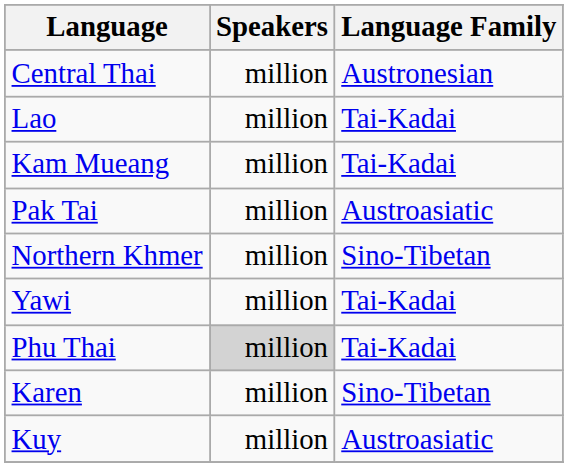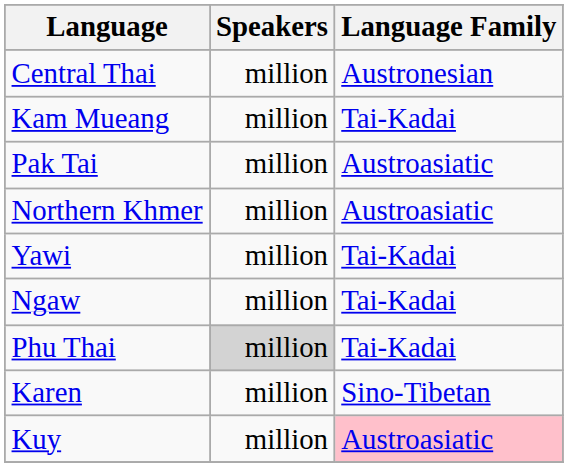- row: (34, 118)
(416, 255) Sino-Tibetan -> (417, 210) Austroasiatic
+ row: (46, 301)
(417, 438) no background -> (417, 438) pink background
